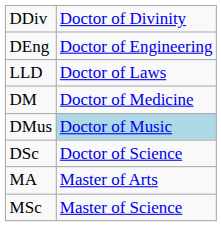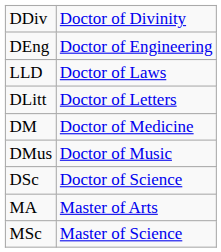+ row: (28, 99)
(116, 126) lightblue background -> (116, 153) no background
